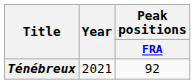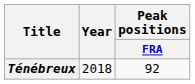(97, 69) 2021 -> (97, 69) 2018
